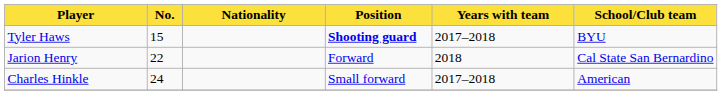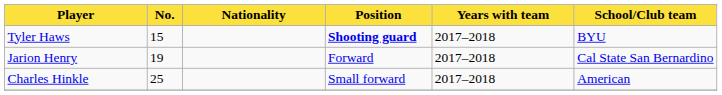(157, 57) 22 -> (157, 57) 19
(448, 57) 2018 -> (465, 57) 2017–2018
(157, 79) 24 -> (157, 79) 25
